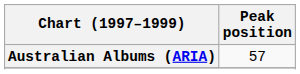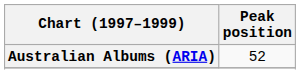(257, 56) 57 -> (257, 56) 52
